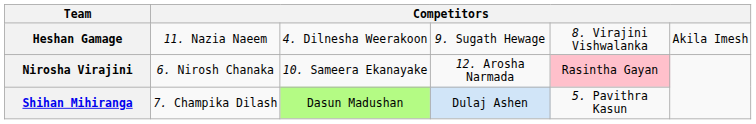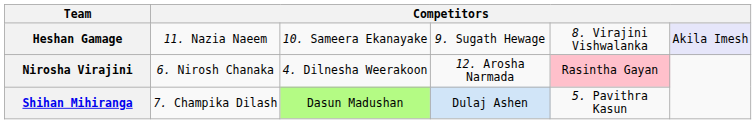(355, 39) 4. Dilnesha Weerakoon -> (355, 39) 10. Sameera Ekanayake
(711, 39) no background -> (711, 39) lavender background
(355, 71) 10. Sameera Ekanayake -> (355, 71) 4. Dilnesha Weerakoon
